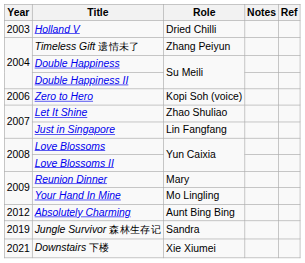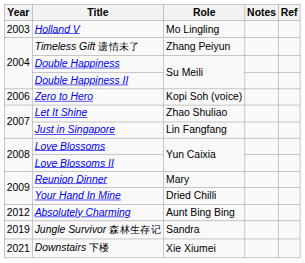(191, 29) Dried Chilli -> (193, 29) Mo Lingling
(193, 196) Mo Lingling -> (191, 196) Dried Chilli
